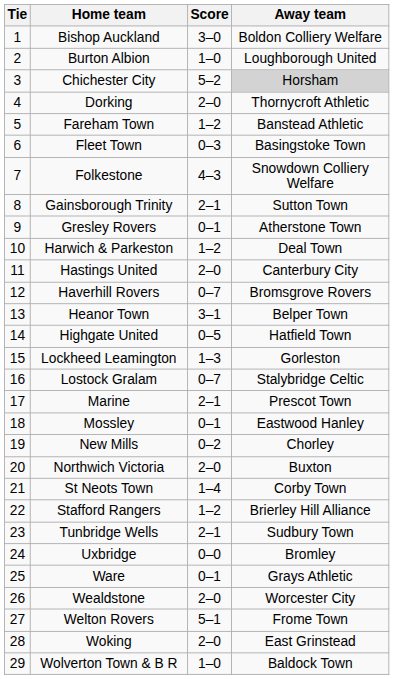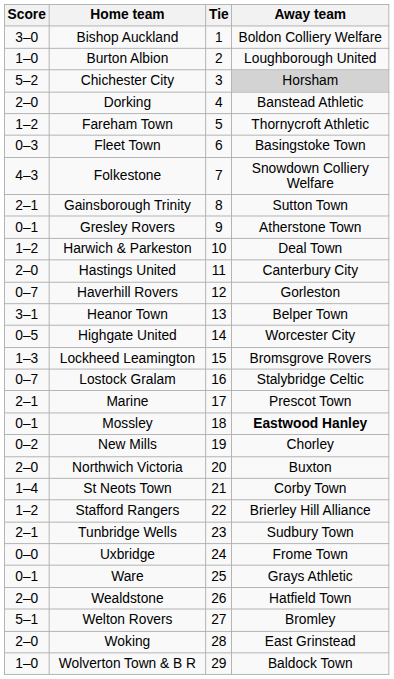columns swapped: (17, 15) <-> (210, 15)
(310, 102) Thornycroft Athletic -> (310, 102) Banstead Athletic
(310, 124) Banstead Athletic -> (310, 124) Thornycroft Athletic
(310, 292) Bromsgrove Rovers -> (310, 292) Gorleston
(310, 336) Hatfield Town -> (310, 336) Worcester City
(310, 358) Gorleston -> (310, 358) Bromsgrove Rovers
(310, 423) normal -> (310, 423) bold
(310, 554) Bromley -> (310, 554) Frome Town
(310, 598) Worcester City -> (310, 598) Hatfield Town
(310, 620) Frome Town -> (310, 620) Bromley
